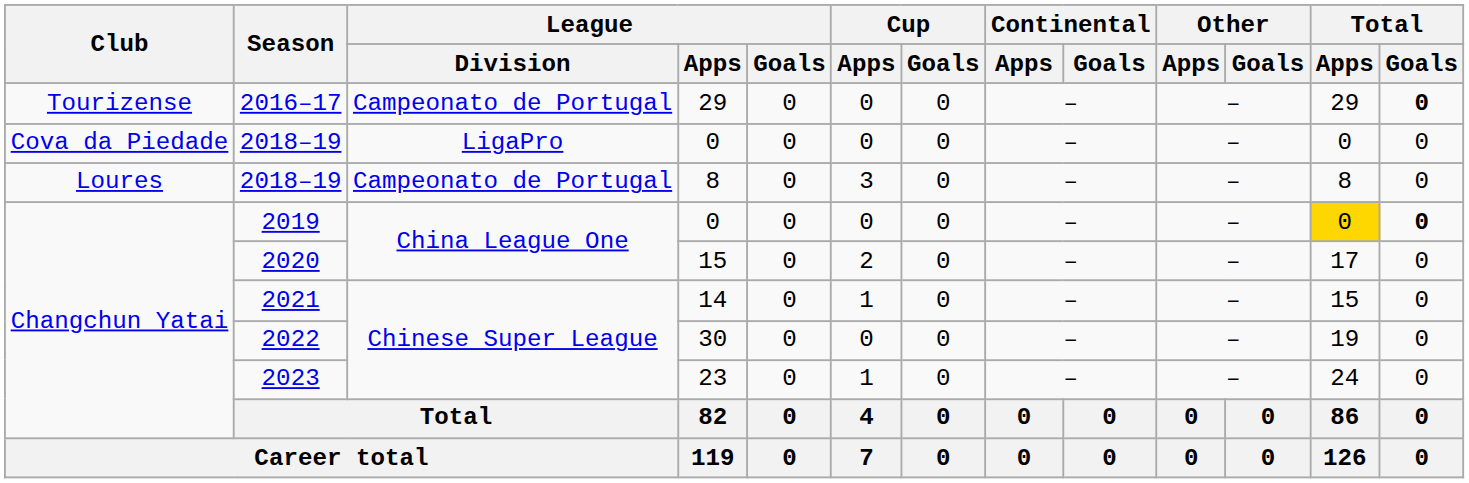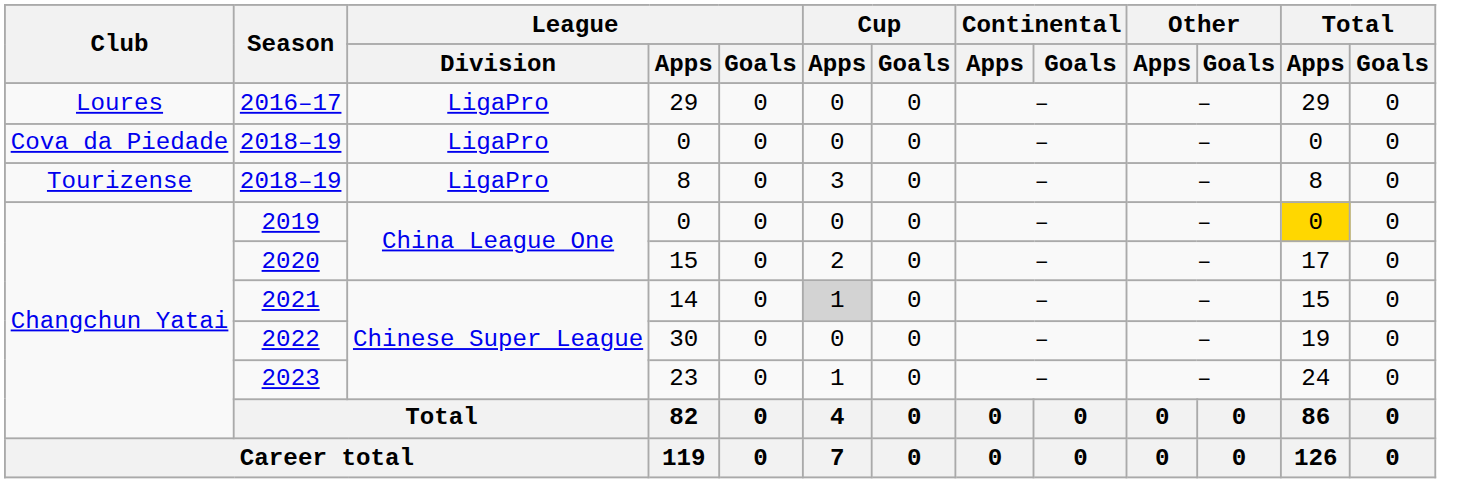(120, 103) Tourizense -> (120, 103) Loures
(513, 103) Campeonato de Portugal -> (498, 103) LigaPro
(1422, 103) bold -> (1393, 103) normal
(120, 182) Loures -> (120, 182) Tourizense
(513, 182) Campeonato de Portugal -> (498, 182) LigaPro
(1422, 222) bold -> (1393, 222) normal
(866, 300) no background -> (837, 300) lightgrey background
